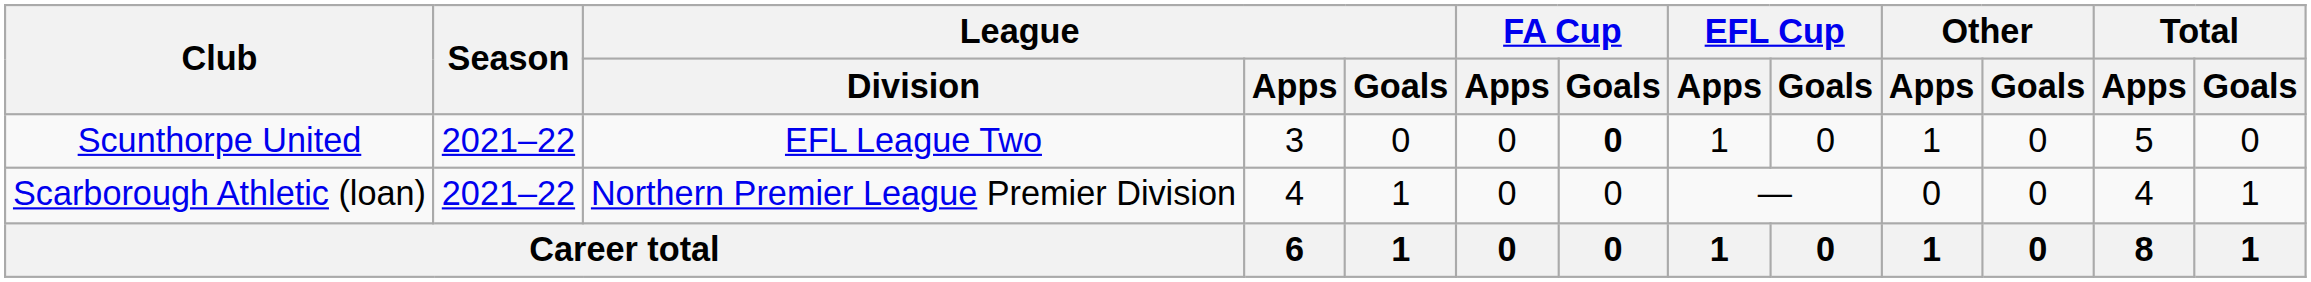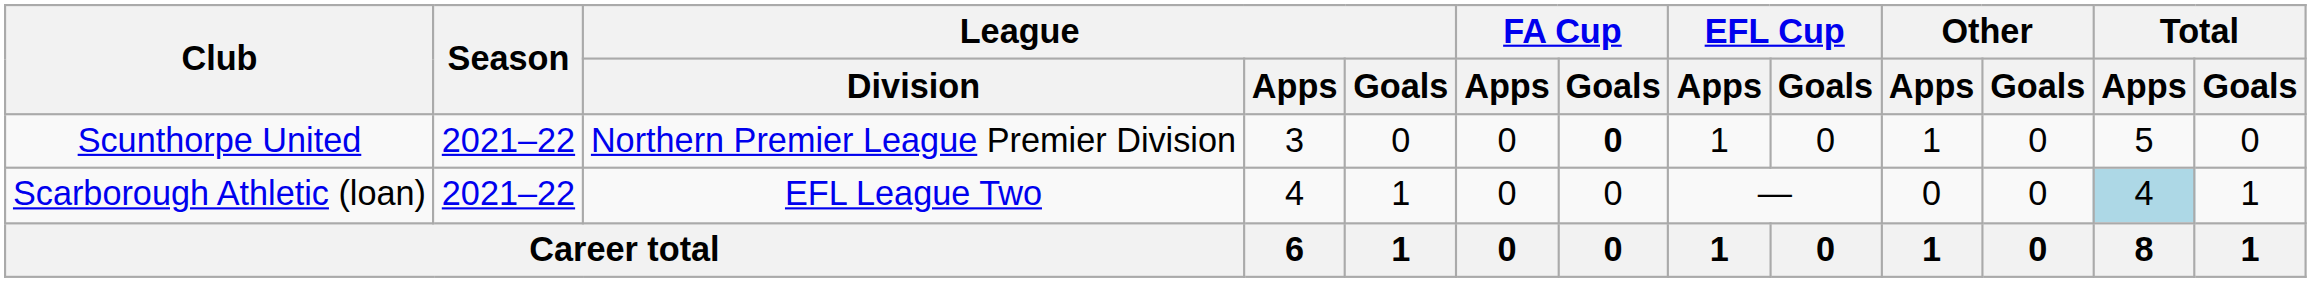(913, 140) EFL League Two -> (913, 140) Northern Premier League Premier Division
(913, 194) Northern Premier League Premier Division -> (913, 194) EFL League Two
(2144, 194) no background -> (2144, 194) lightblue background
